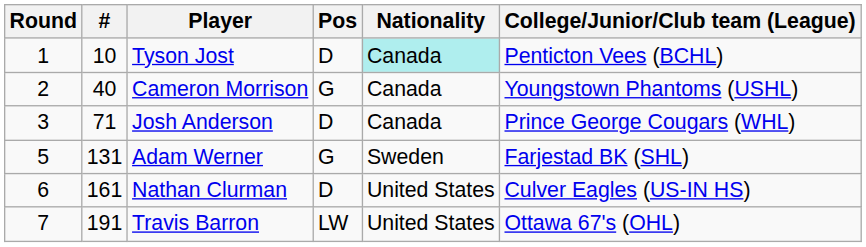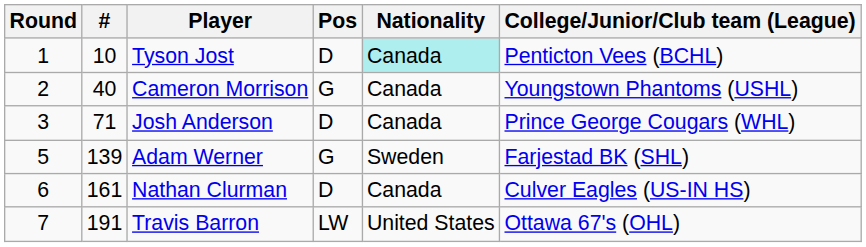(105, 156) 131 -> (105, 156) 139
(431, 190) United States -> (404, 190) Canada
